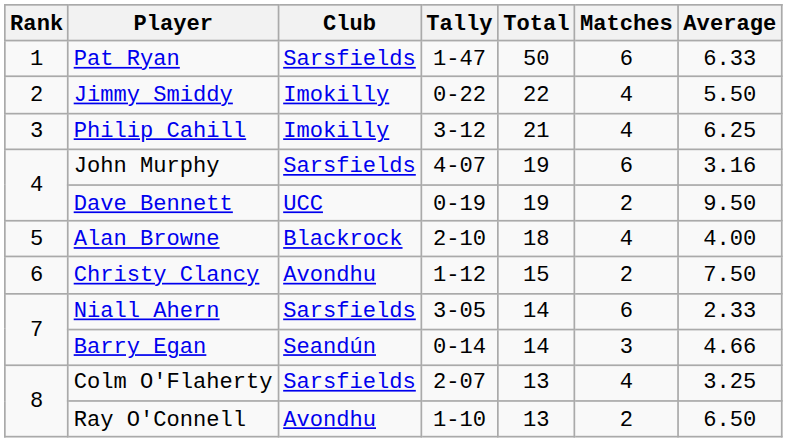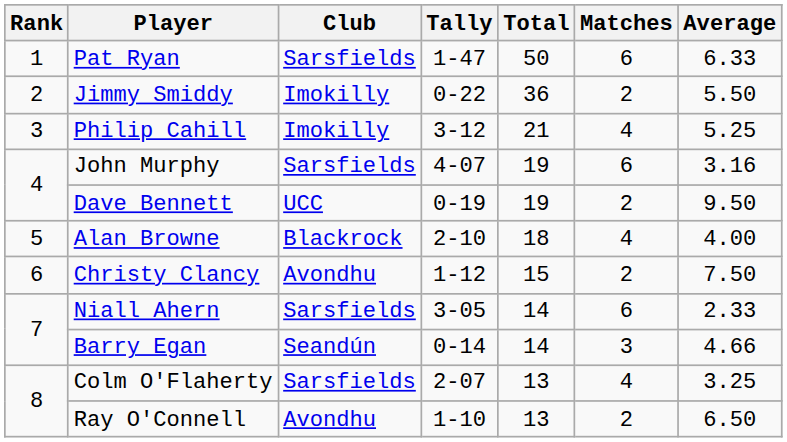(536, 95) 22 -> (536, 95) 36
(626, 95) 4 -> (626, 95) 2
(730, 131) 6.25 -> (730, 131) 5.25
